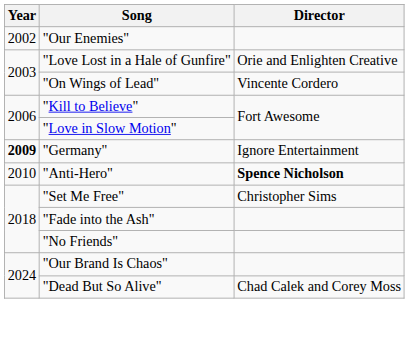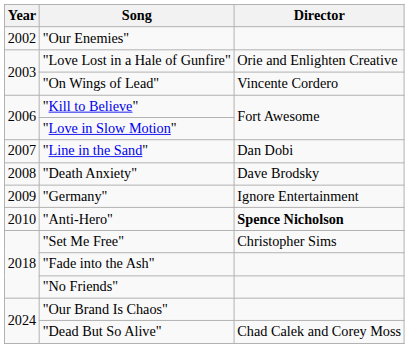+ row: (95, 151)
+ row: (90, 173)
(22, 151) bold -> (22, 196) normal
